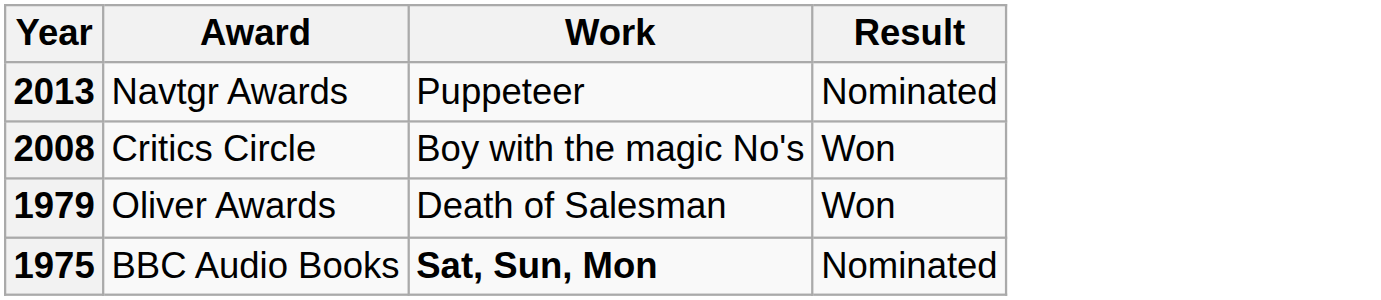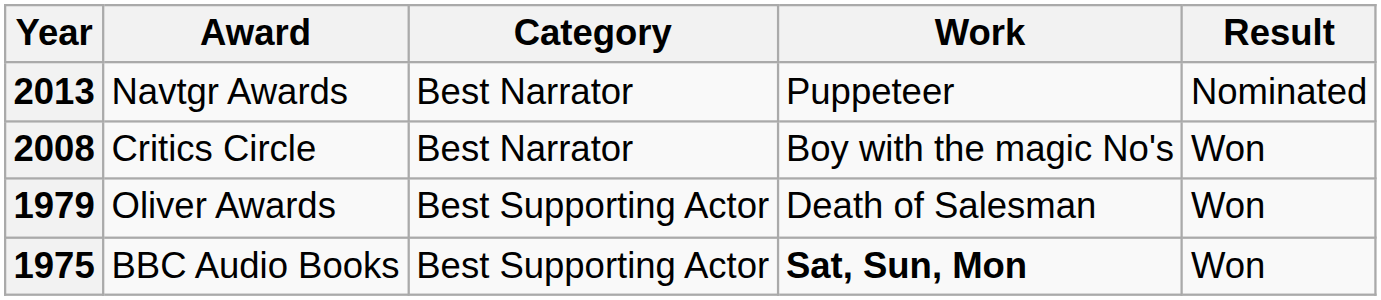+ column: (593, 33)
(909, 264) Nominated -> (1228, 264) Won
